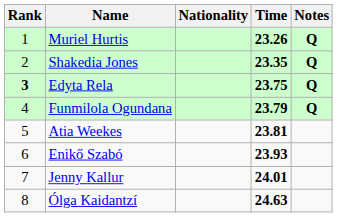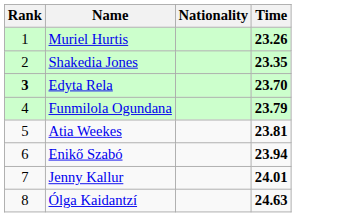- column: (312, 16)
(271, 85) 23.75 -> (271, 85) 23.70
(271, 154) 23.93 -> (271, 154) 23.94
